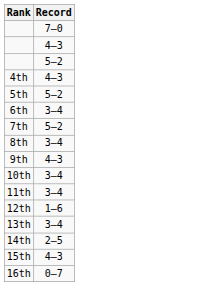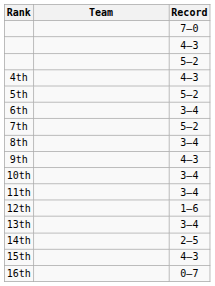+ column: (101, 13)
